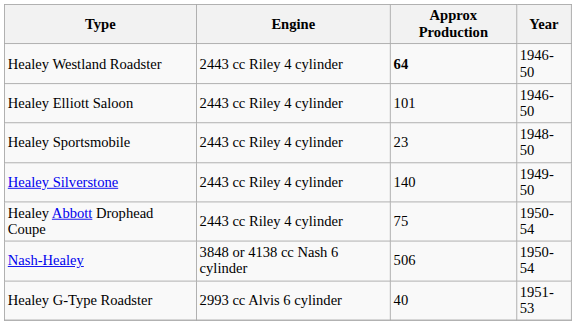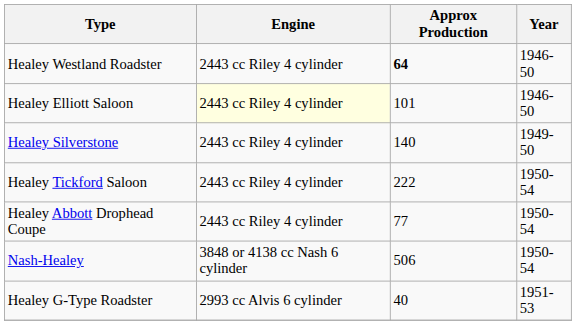(271, 103) no background -> (271, 103) lightyellow background
- row: (69, 142)
+ row: (77, 182)
(401, 221) 75 -> (401, 221) 77
